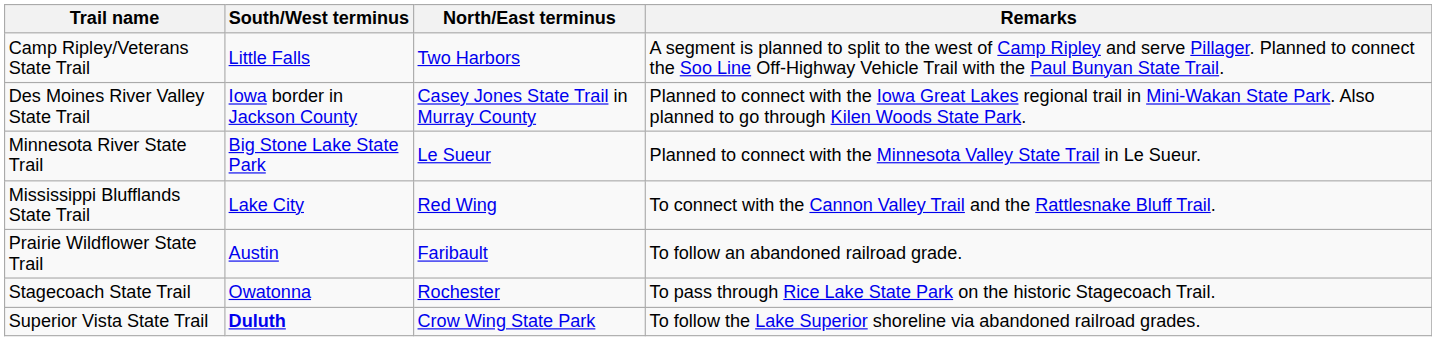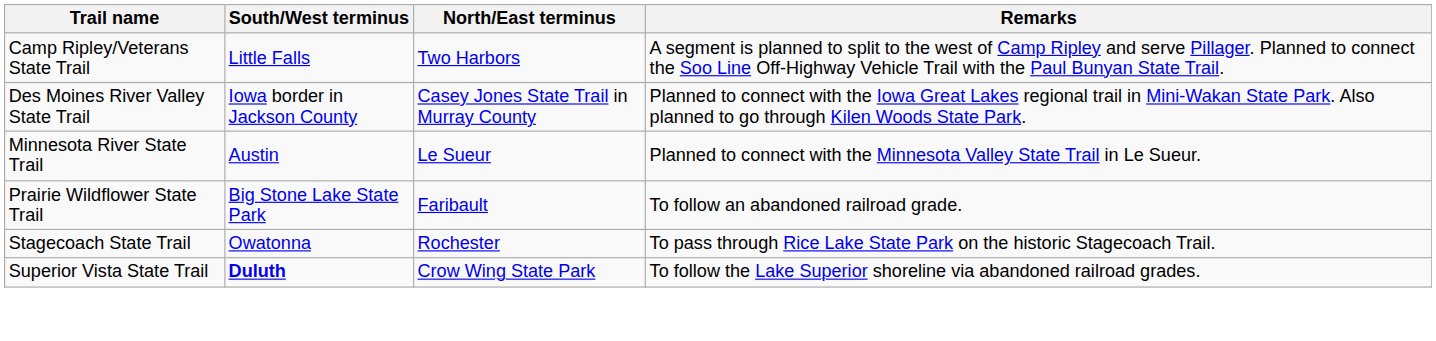(314, 155) Big Stone Lake State Park -> (254, 155) Austin
- row: (94, 204)
(254, 253) Austin -> (314, 204) Big Stone Lake State Park
